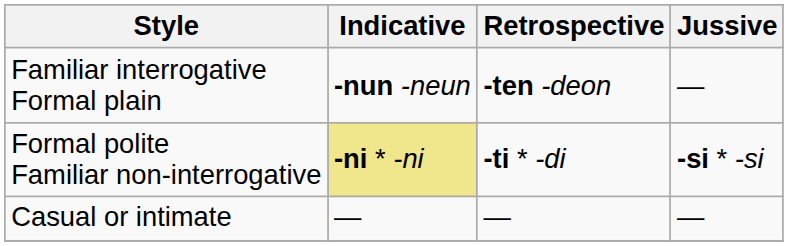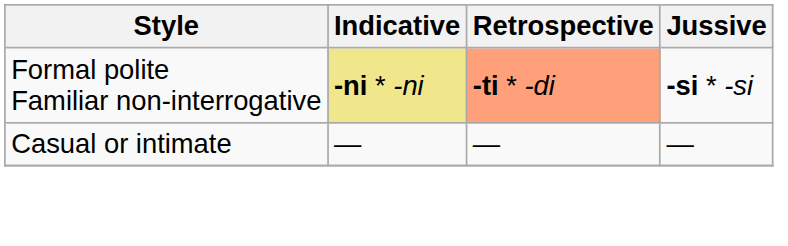- row: (139, 84)
(524, 159) no background -> (514, 84) lightsalmon background
